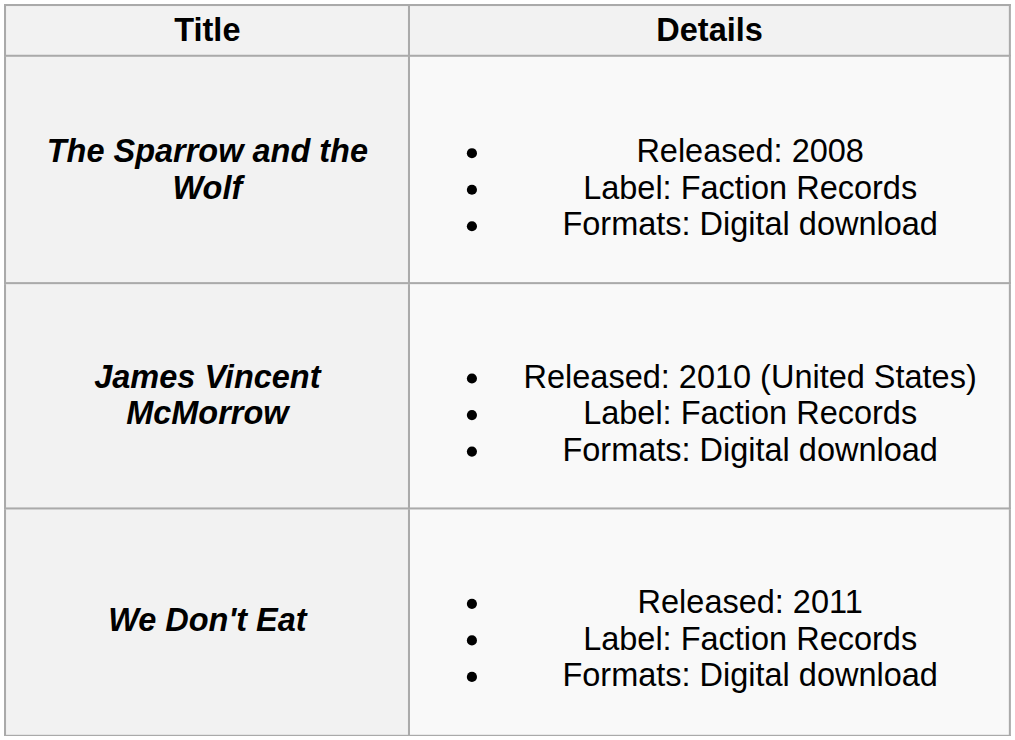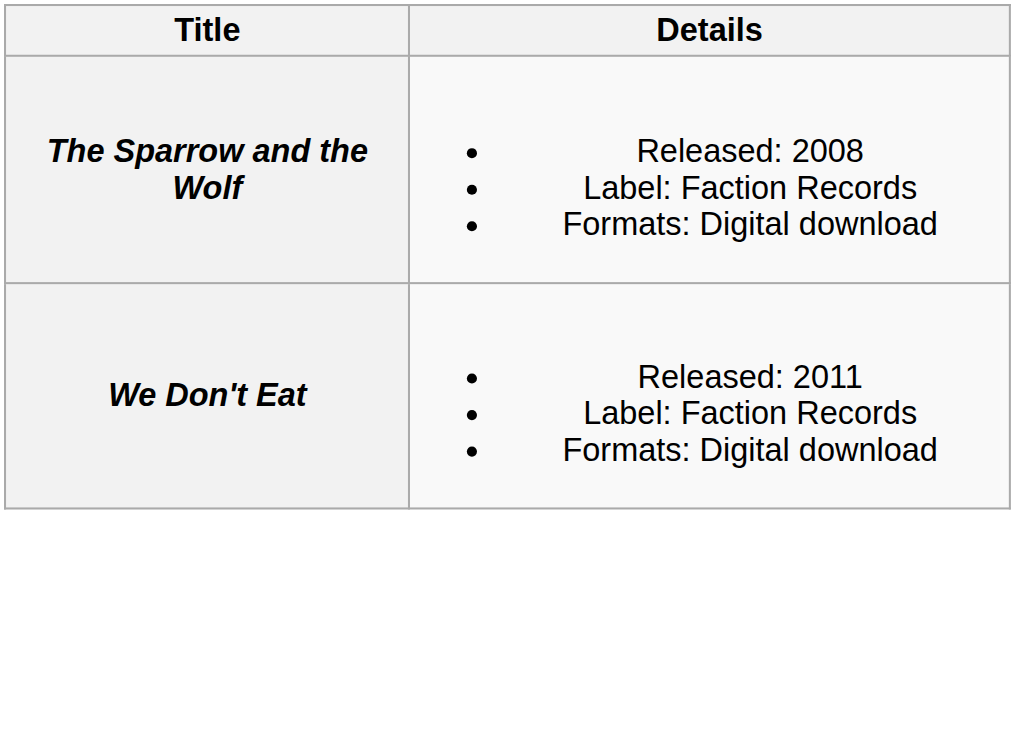- row: (207, 395)
